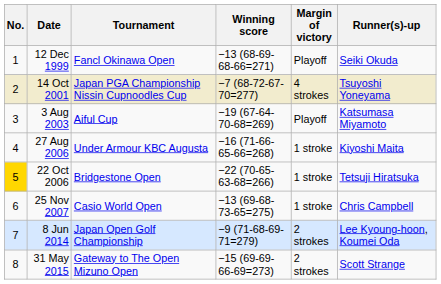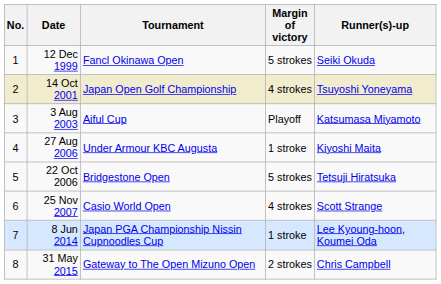- column: (254, 25)
(310, 60) Playoff -> (290, 60) 5 strokes
(137, 89) Japan PGA Championship Nissin Cupnoodles Cup -> (160, 89) Japan Open Golf Championship
(16, 177) gold background -> (16, 177) no background
(313, 177) 1 stroke -> (290, 177) 5 strokes
(313, 206) 1 stroke -> (290, 206) 4 strokes
(376, 206) Chris Campbell -> (350, 206) Scott Strange
(115, 235) Japan Open Golf Championship -> (162, 235) Japan PGA Championship Nissin Cupnoodles Cup
(311, 235) 2 strokes -> (287, 235) 1 stroke
(372, 264) Scott Strange -> (354, 264) Chris Campbell
